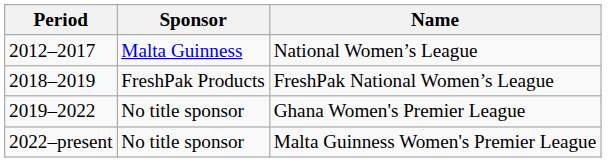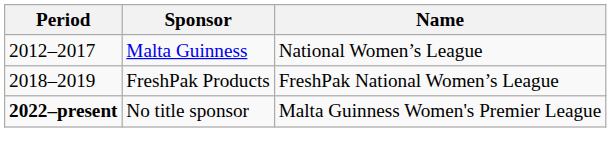- row: (399, 111)
(61, 141) normal -> (63, 111) bold
